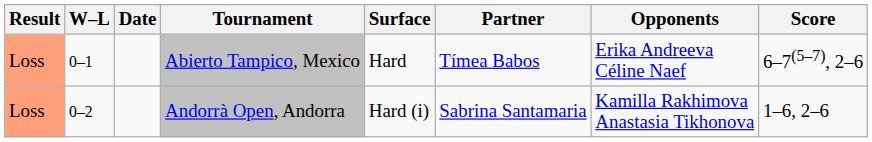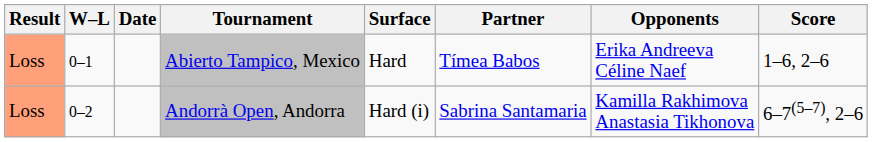(813, 60) 6–7(5–7), 2–6 -> (796, 60) 1–6, 2–6
(796, 111) 1–6, 2–6 -> (813, 111) 6–7(5–7), 2–6
